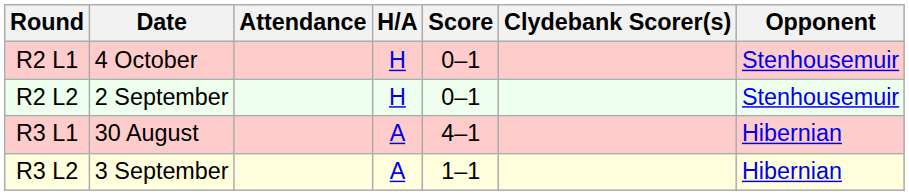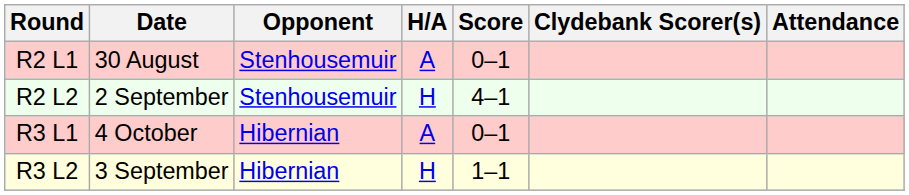columns swapped: (821, 23) <-> (303, 23)
(146, 60) 4 October -> (147, 60) 30 August
(397, 60) H -> (427, 60) A
(461, 97) 0–1 -> (491, 97) 4–1
(147, 134) 30 August -> (146, 134) 4 October
(461, 134) 4–1 -> (491, 134) 0–1
(397, 171) A -> (427, 171) H
